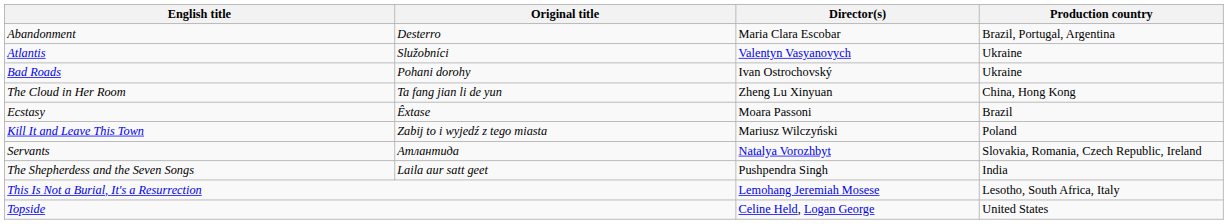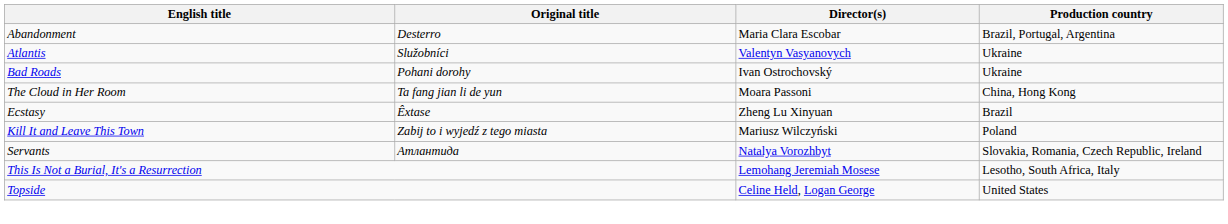(785, 92) Zheng Lu Xinyuan -> (775, 92) Moara Passoni
(775, 111) Moara Passoni -> (785, 111) Zheng Lu Xinyuan
- row: (101, 170)
